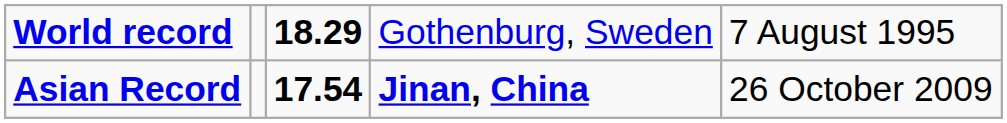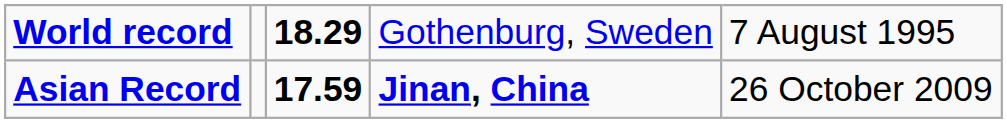(318, 88) 17.54 -> (318, 88) 17.59
